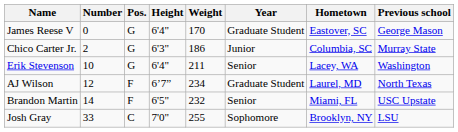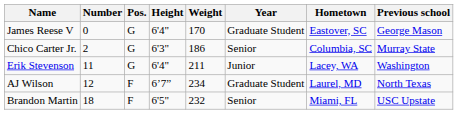(241, 48) Junior -> (242, 48) Senior
(88, 65) 10 -> (88, 65) 11
(242, 65) Senior -> (241, 65) Junior
(88, 100) 14 -> (88, 100) 18
- row: (29, 118)
